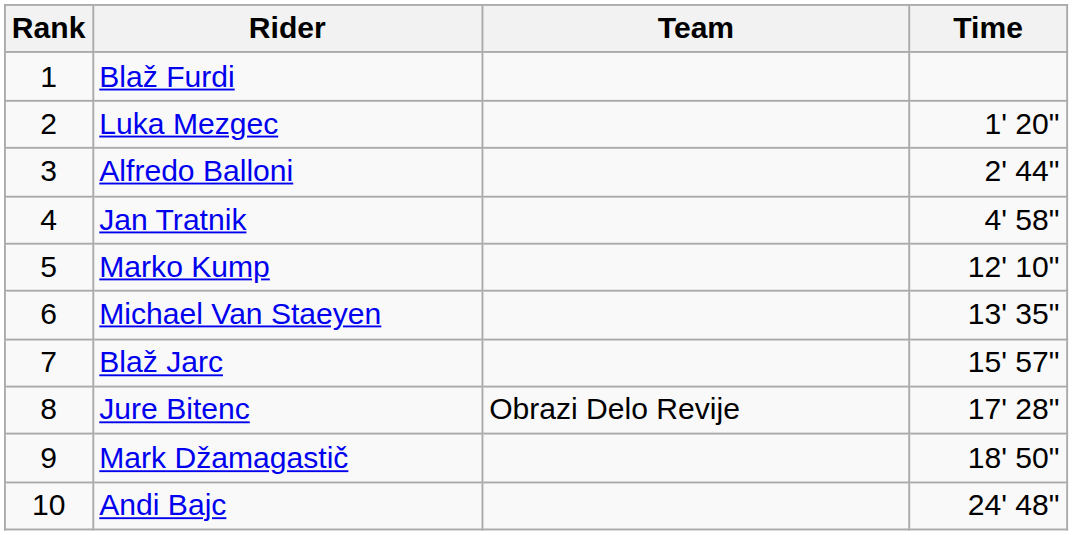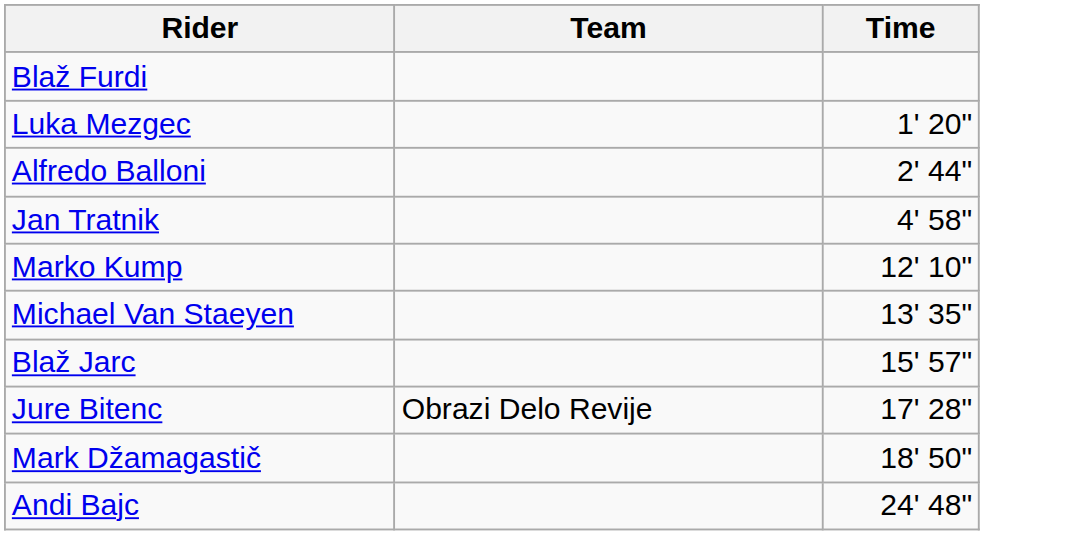- column: (49, 28)
